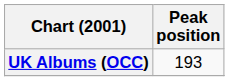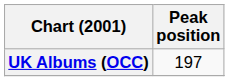(188, 62) 193 -> (188, 62) 197
